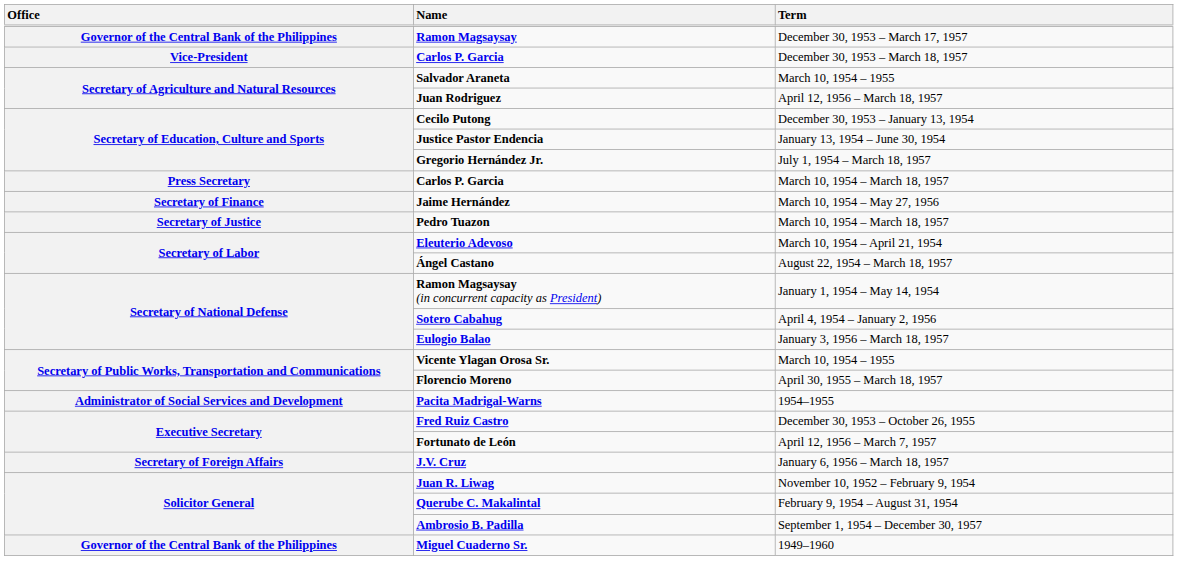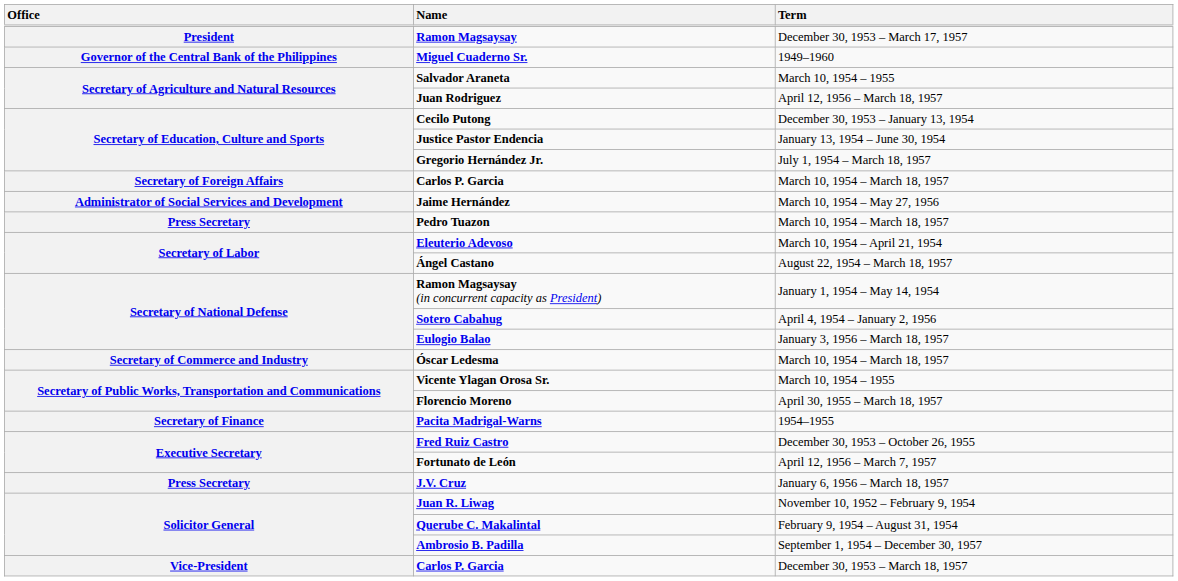(209, 37) Governor of the Central Bank of the Philippines -> (209, 37) President
rows swapped: (460, 57) <-> (472, 545)
(209, 181) Press Secretary -> (209, 181) Secretary of Foreign Affairs
(209, 201) Secretary of Finance -> (209, 201) Administrator of Social Services and Development
(209, 222) Secretary of Justice -> (209, 222) Press Secretary
+ row: (457, 360)
(209, 401) Administrator of Social Services and Development -> (209, 421) Secretary of Finance
(209, 462) Secretary of Foreign Affairs -> (209, 483) Press Secretary
